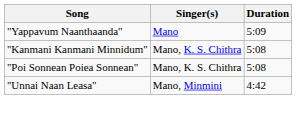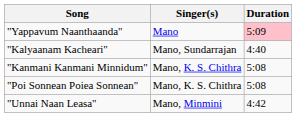(256, 31) no background -> (256, 31) pink background
+ row: (57, 49)
